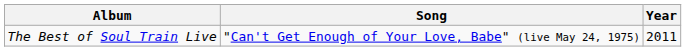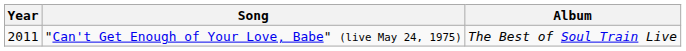columns swapped: (662, 15) <-> (112, 15)
